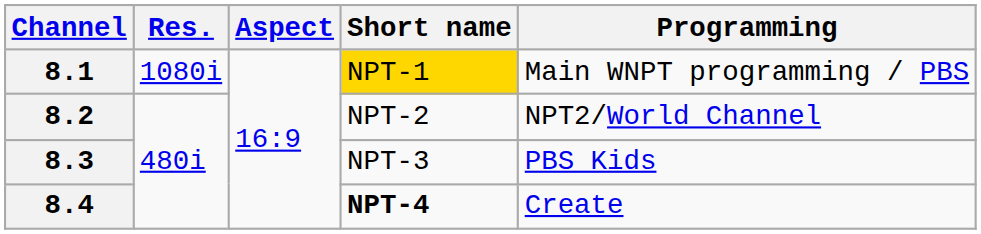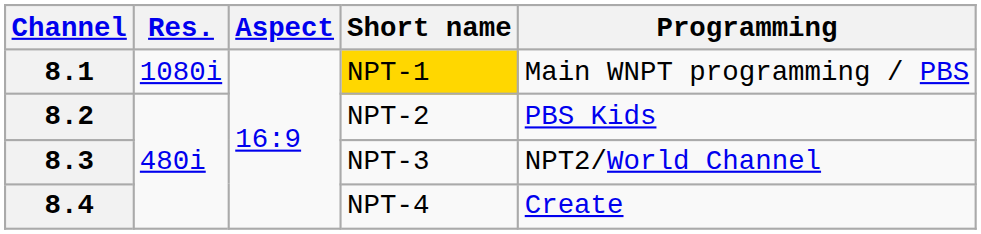(673, 117) NPT2/World Channel -> (591, 117) PBS Kids
(591, 162) PBS Kids -> (673, 162) NPT2/World Channel
(388, 206) bold -> (388, 206) normal
